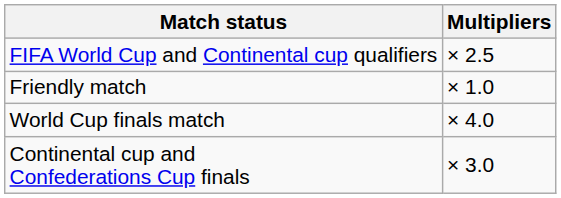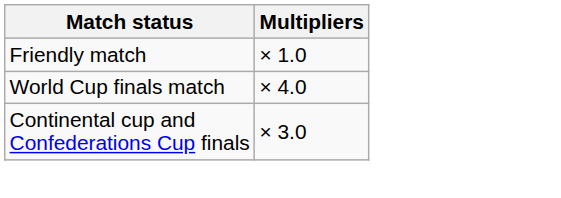- row: (223, 55)
